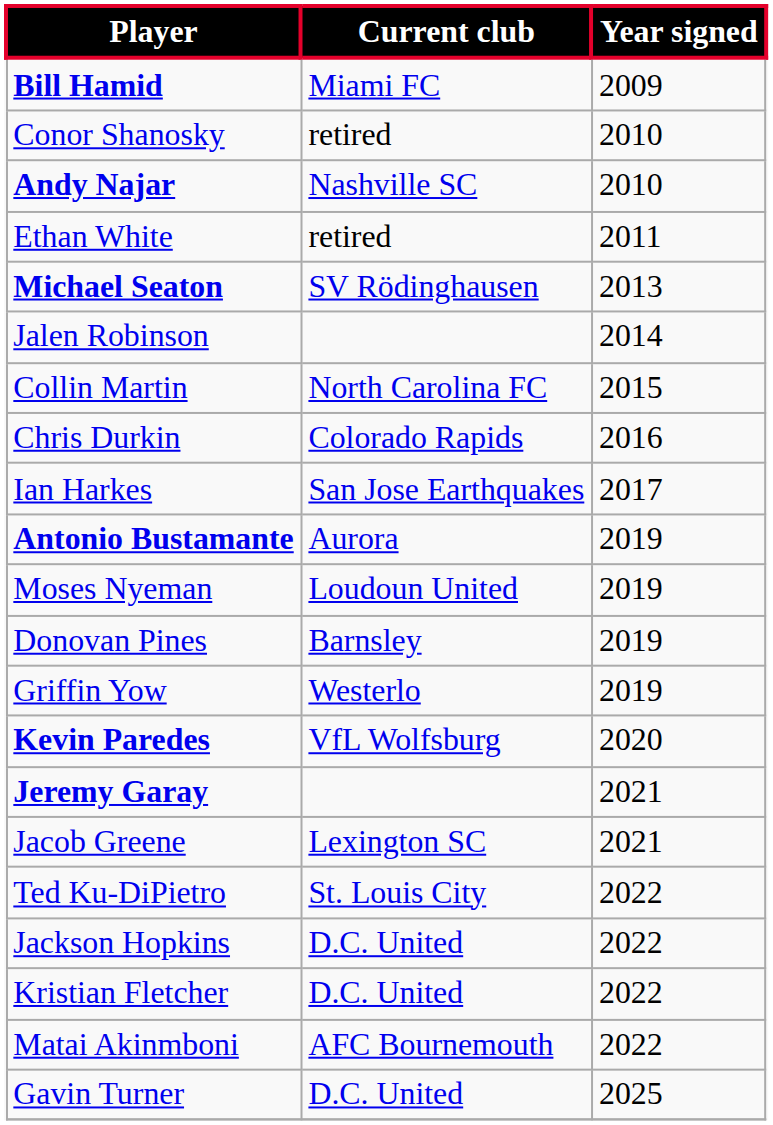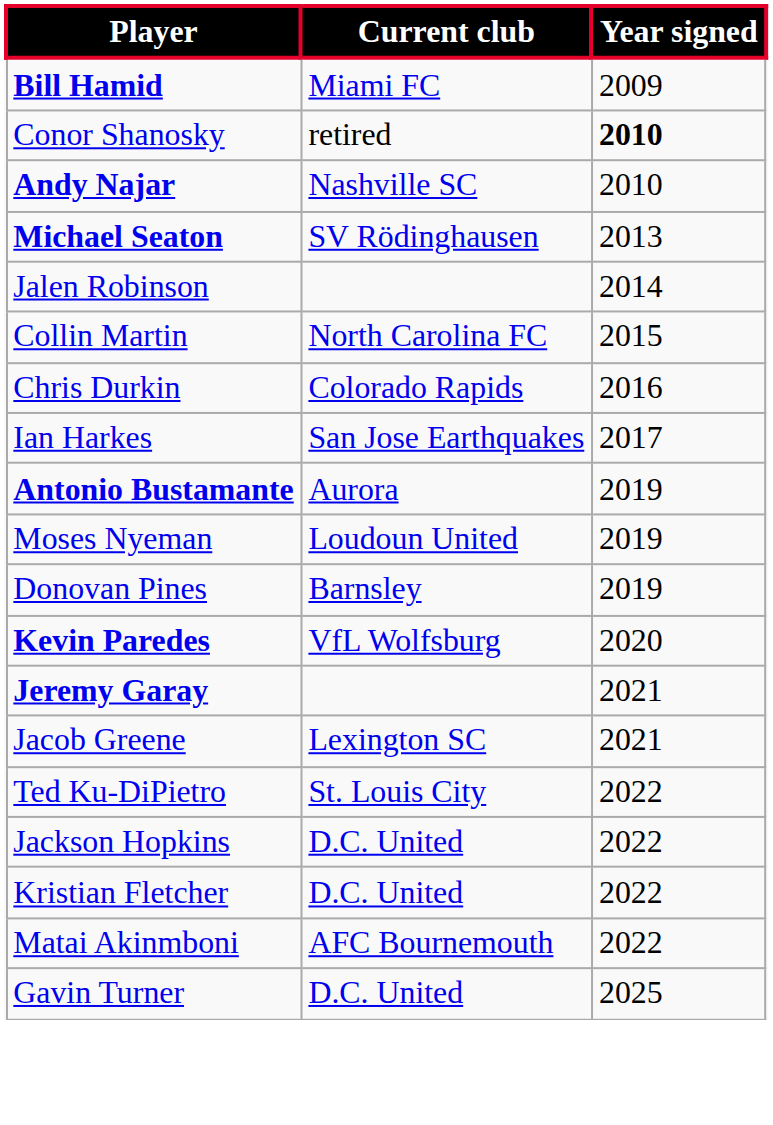(631, 134) normal -> (631, 134) bold
- row: (93, 235)
- row: (90, 690)
